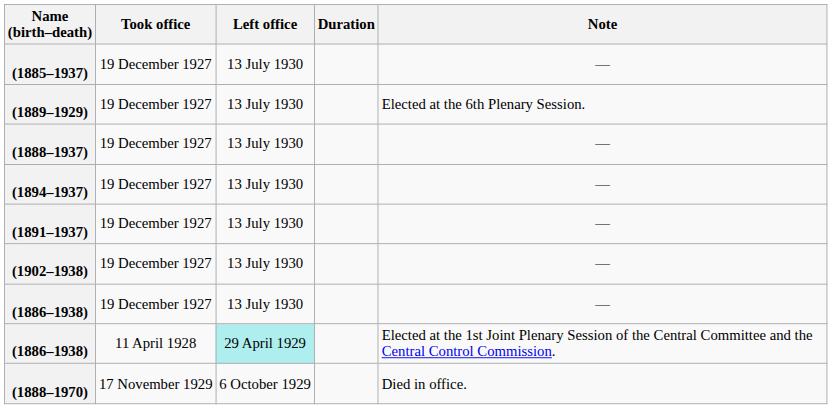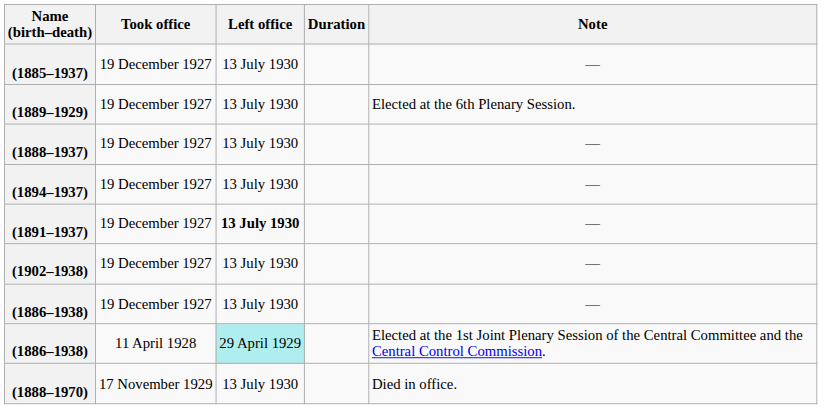(265, 223) normal -> (260, 223) bold
(265, 383) 6 October 1929 -> (260, 383) 13 July 1930
